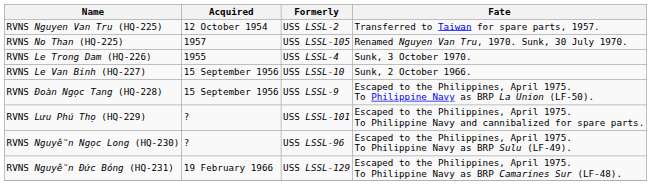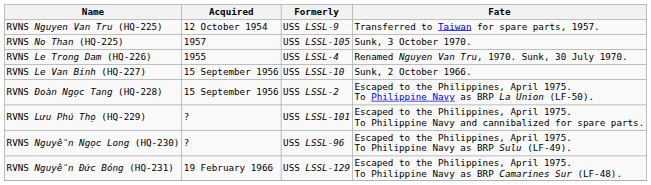(311, 27) USS LSSL-2 -> (311, 27) USS LSSL-9
(491, 42) Renamed Nguyen Van Tru, 1970. Sunk, 30 July 1970. -> (413, 42) Sunk, 3 October 1970.
(413, 57) Sunk, 3 October 1970. -> (491, 57) Renamed Nguyen Van Tru, 1970. Sunk, 30 July 1970.
(311, 92) USS LSSL-9 -> (311, 92) USS LSSL-2
